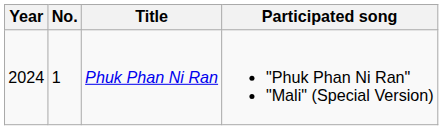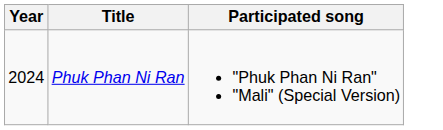- column: (65, 17)
